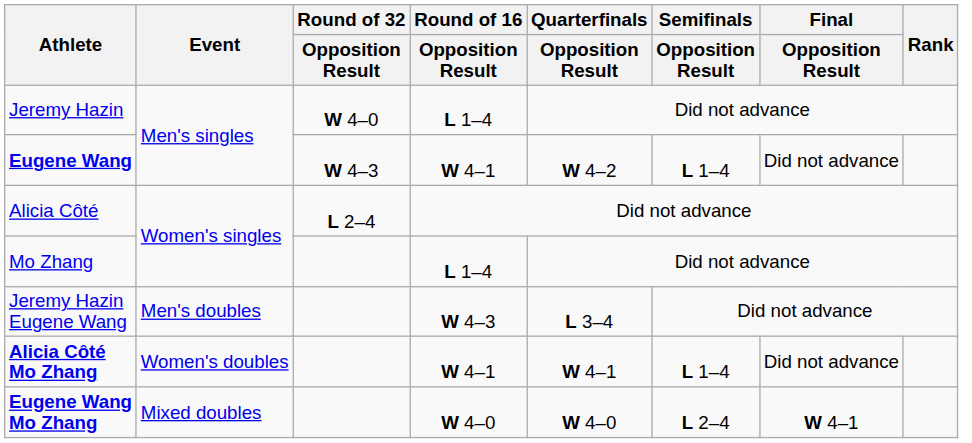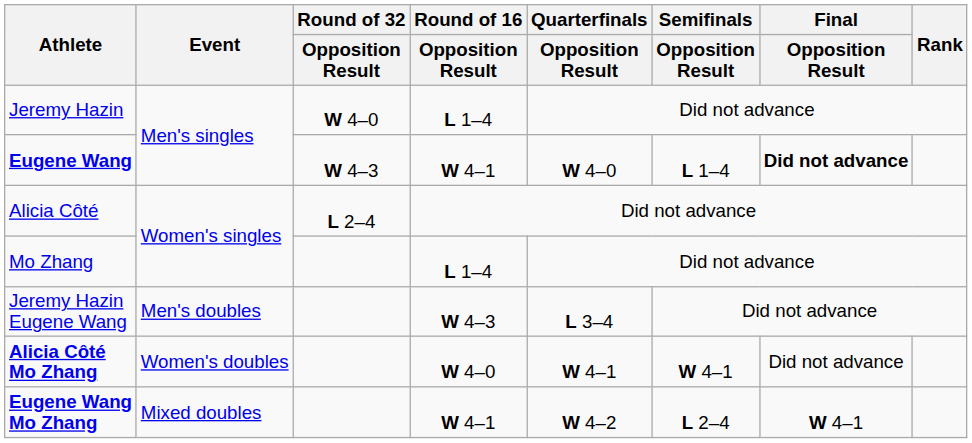(589, 171) W 4–2 -> (589, 171) W 4–0
(831, 161) normal -> (836, 161) bold
(468, 372) W 4–1 -> (468, 372) W 4–0
(706, 372) L 1–4 -> (706, 372) W 4–1
(468, 423) W 4–0 -> (468, 423) W 4–1
(589, 423) W 4–0 -> (589, 423) W 4–2
